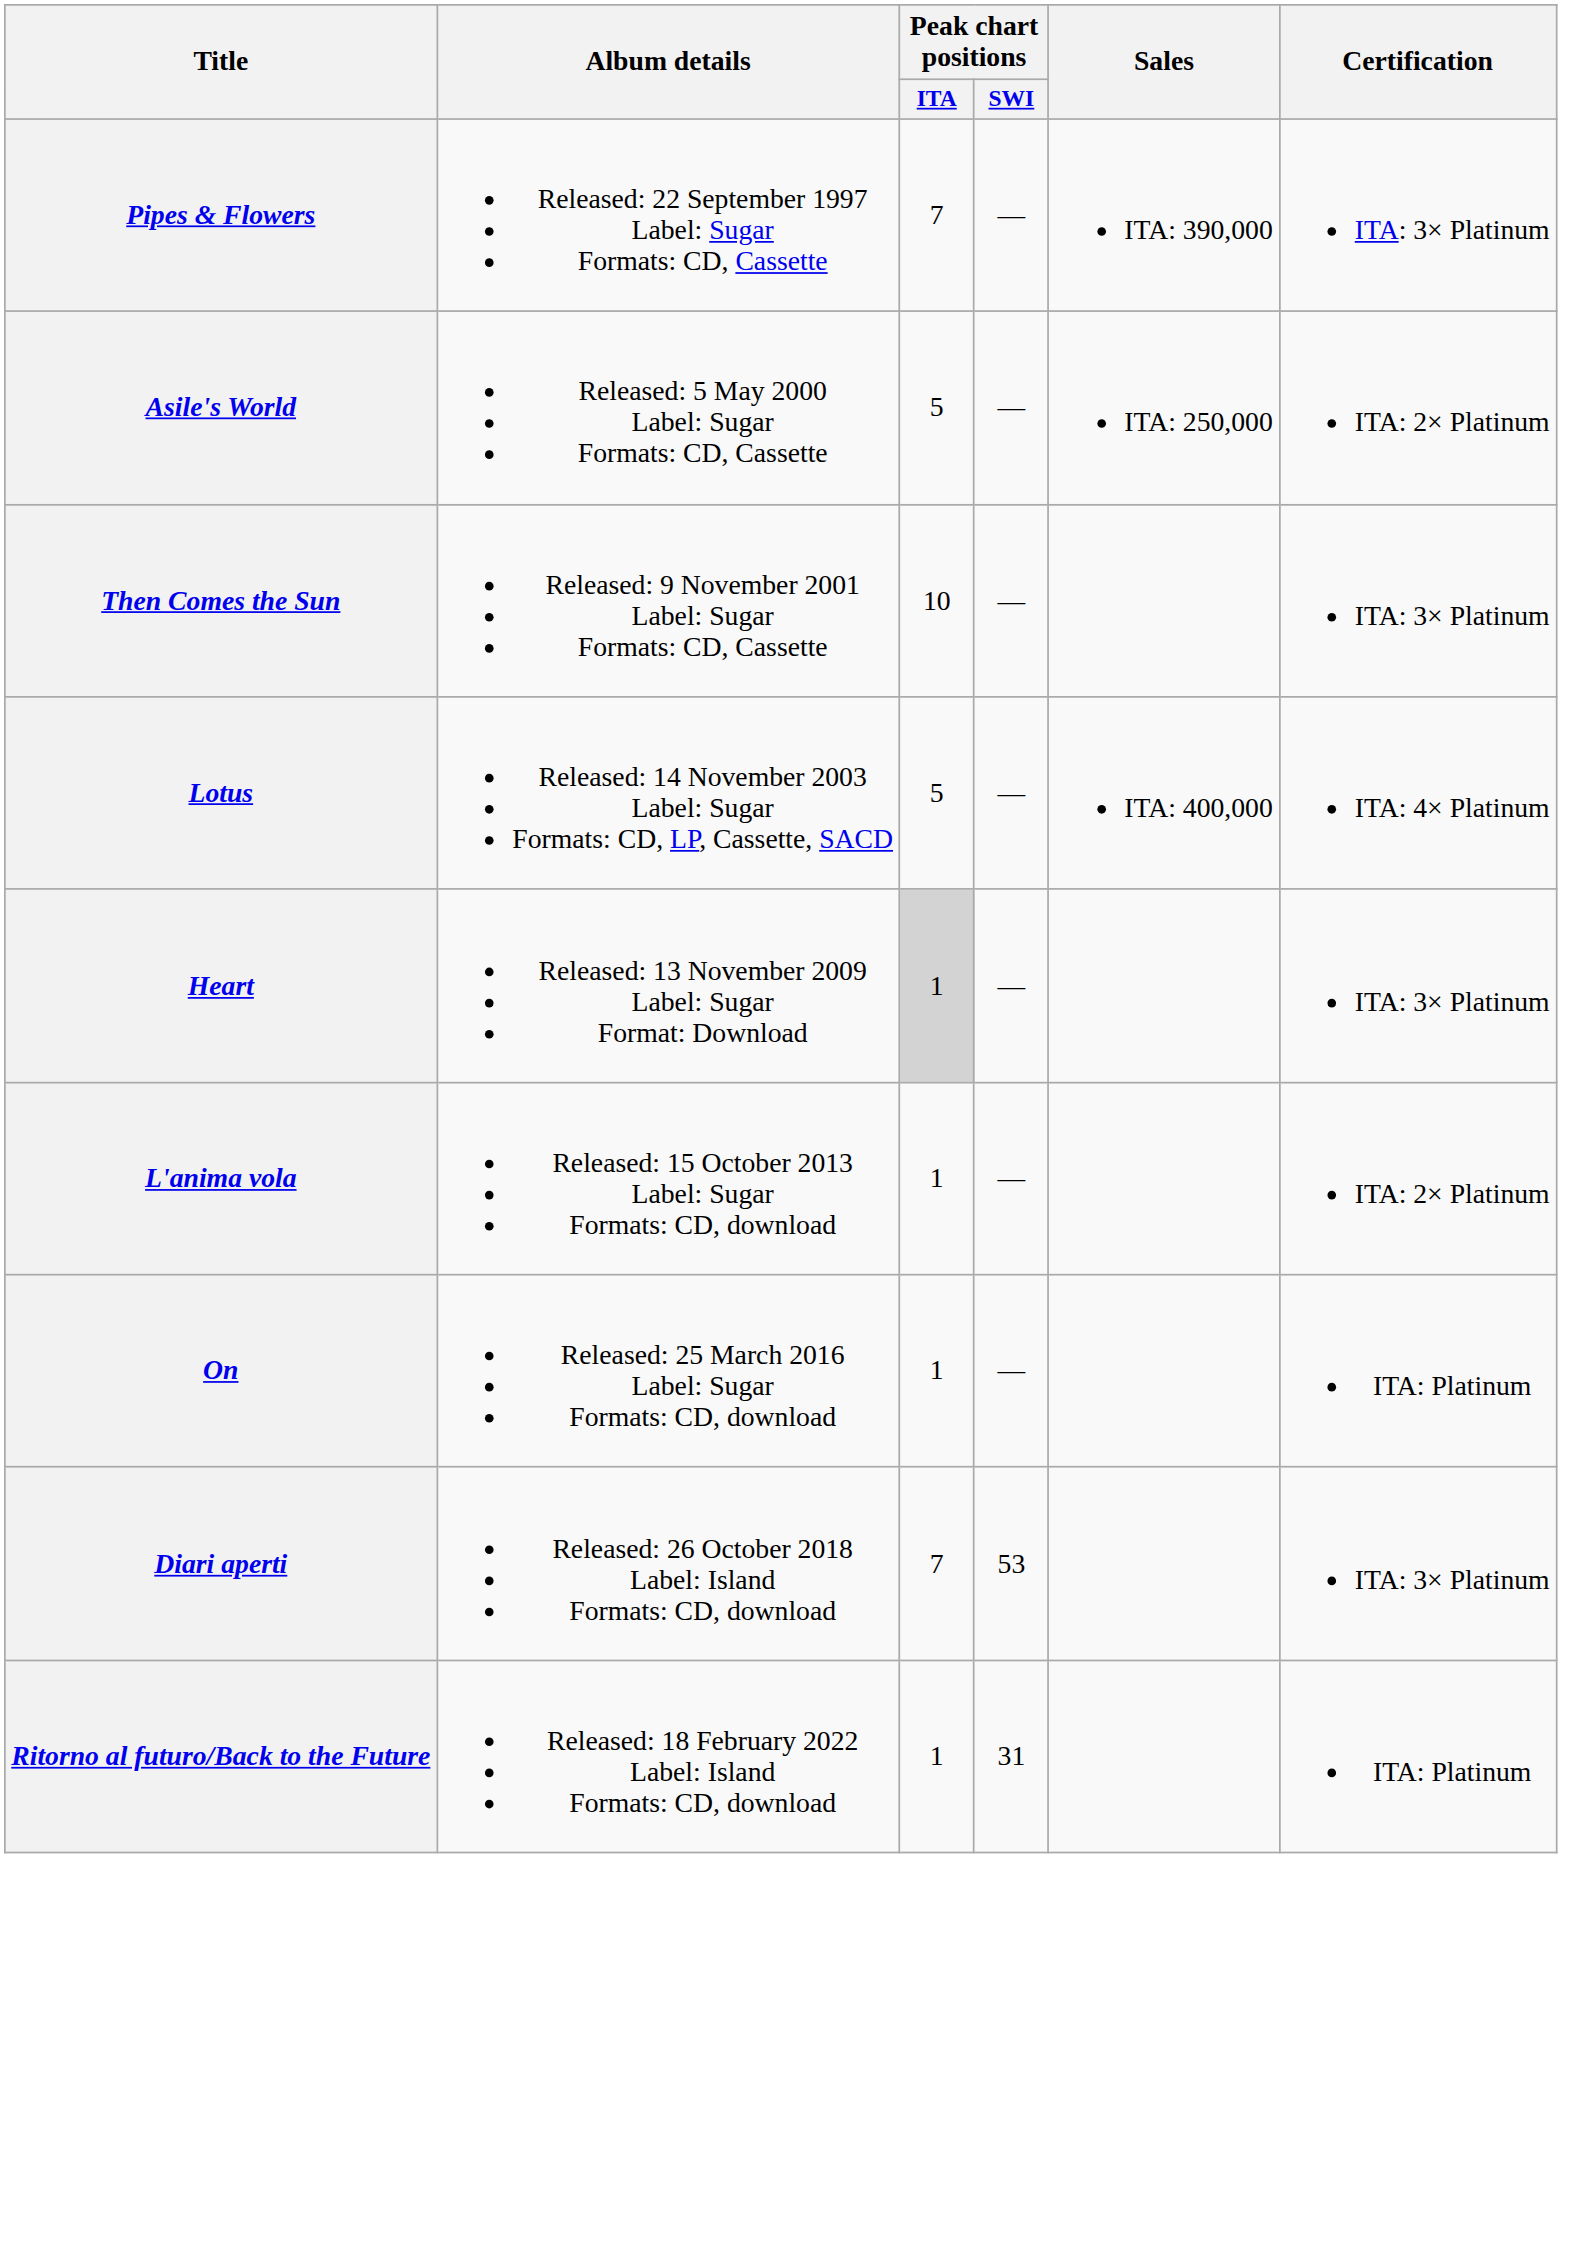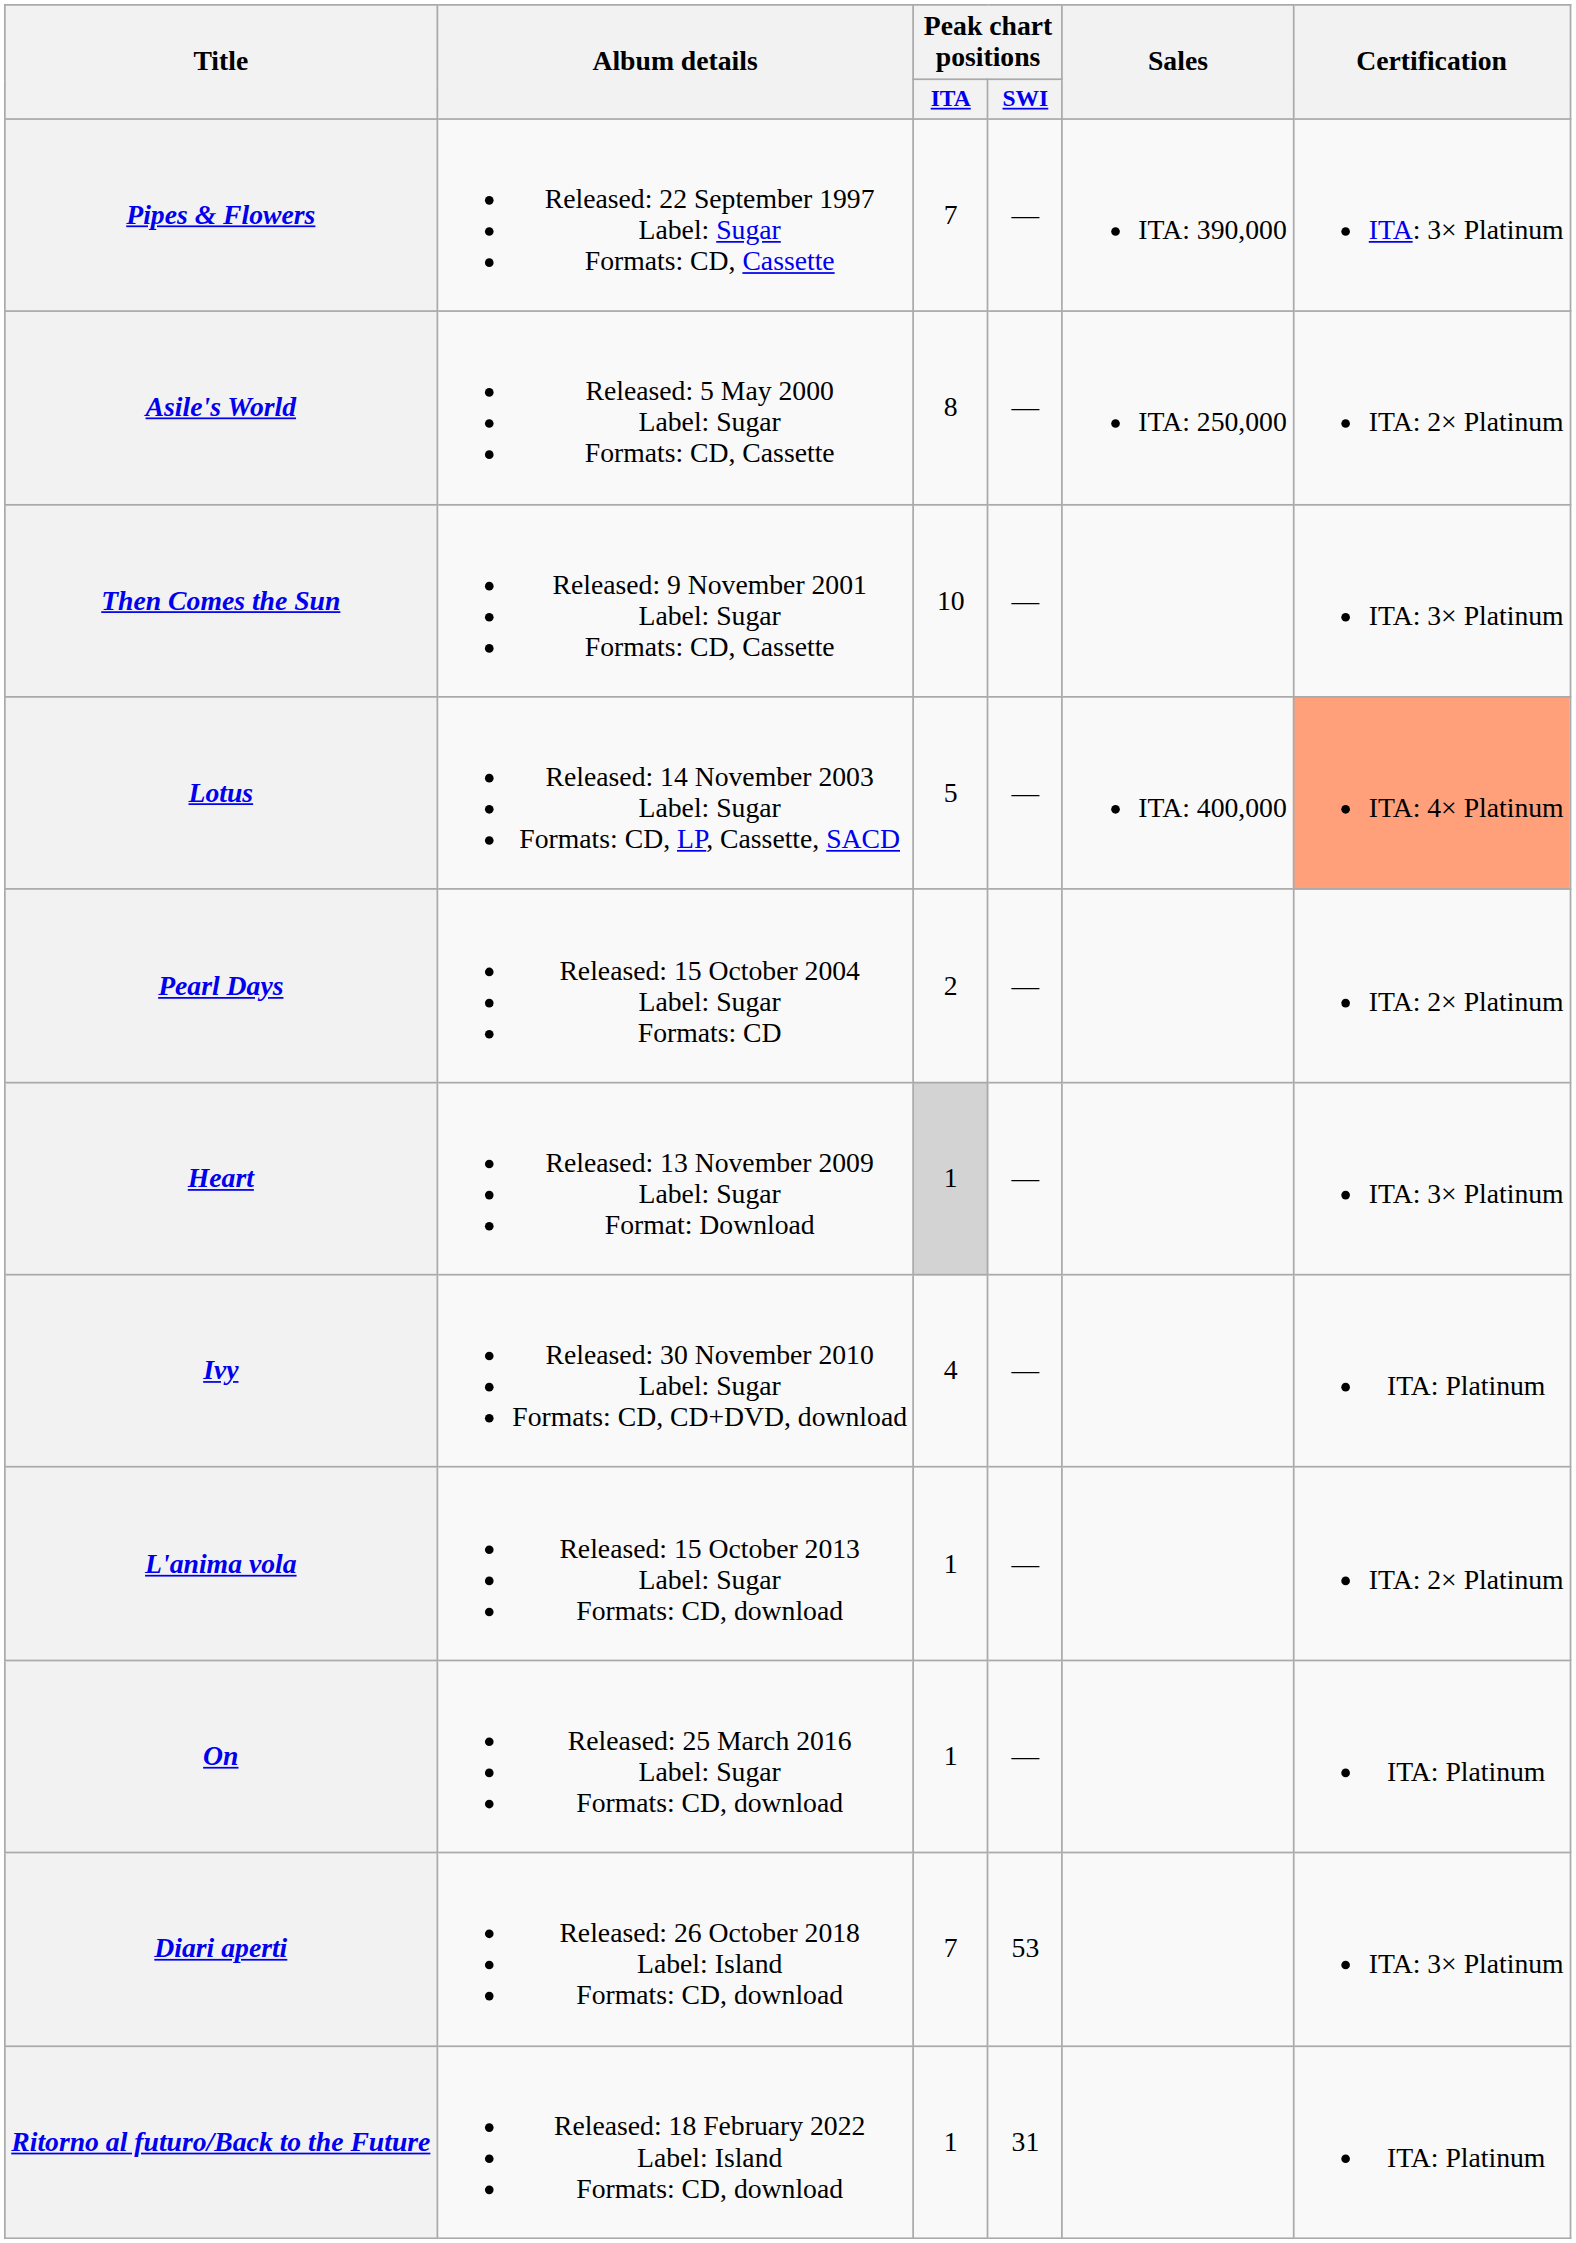(937, 407) 5 -> (951, 407) 8
(1418, 809) no background -> (1432, 809) lightsalmon background
+ row: (221, 985)
+ row: (221, 1370)
